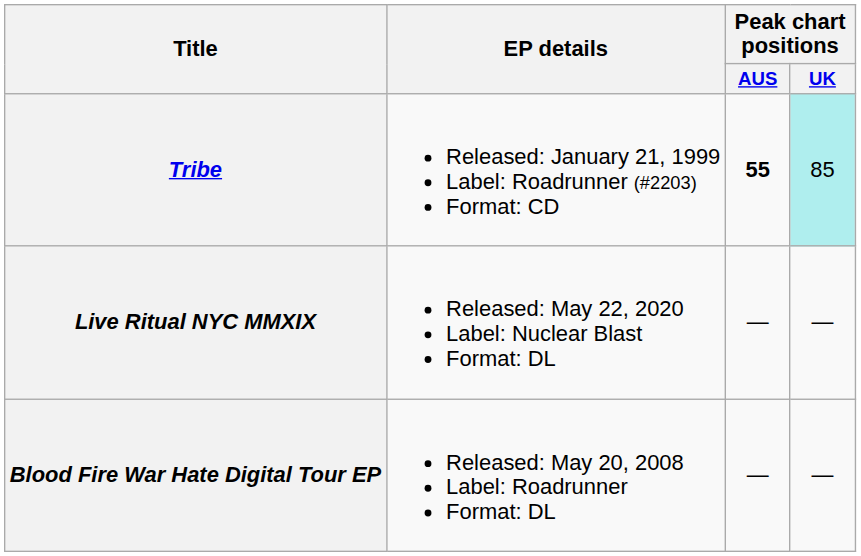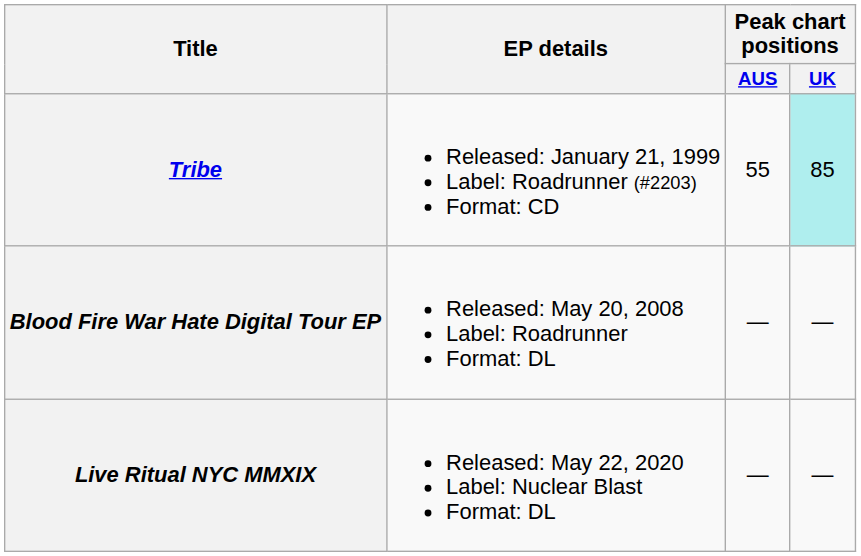(758, 169) bold -> (758, 169) normal
rows swapped: (195, 474) <-> (195, 322)
